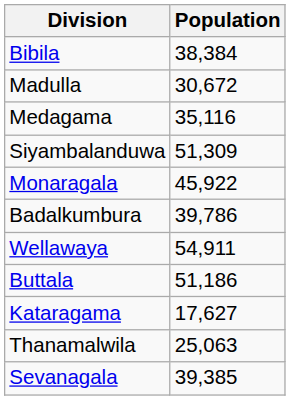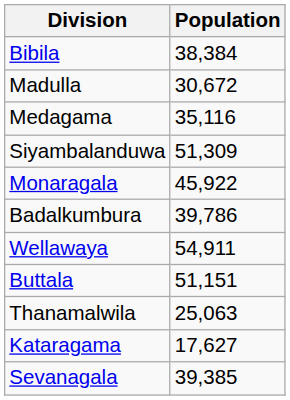(206, 280) 51,186 -> (206, 280) 51,151
rows swapped: (65, 313) <-> (73, 345)
